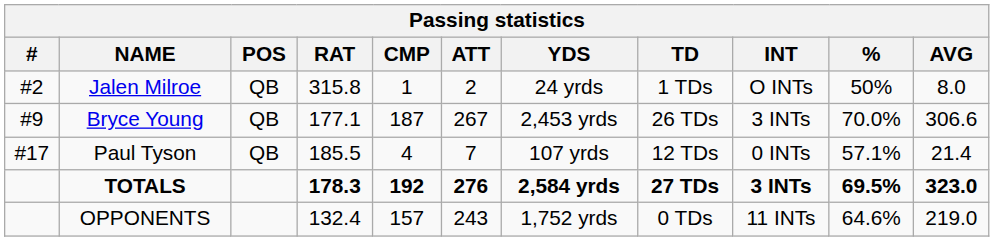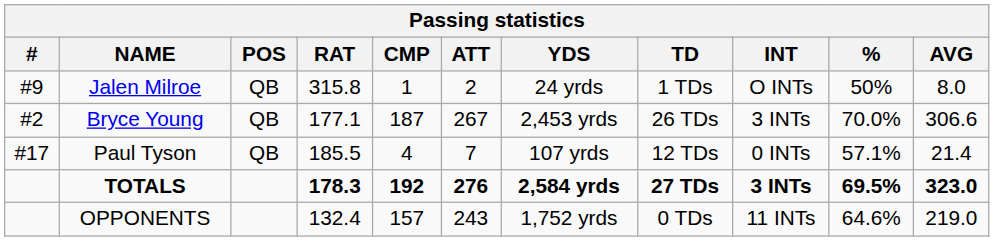(32, 86) #2 -> (32, 86) #9
(32, 119) #9 -> (32, 119) #2
